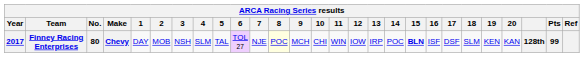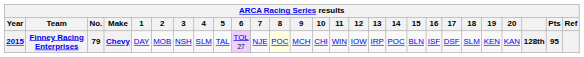(15, 42) 2017 -> (15, 42) 2015
(95, 42) 80 -> (96, 42) 79
(416, 42) bold -> (416, 42) normal
(555, 42) 99 -> (555, 42) 95
